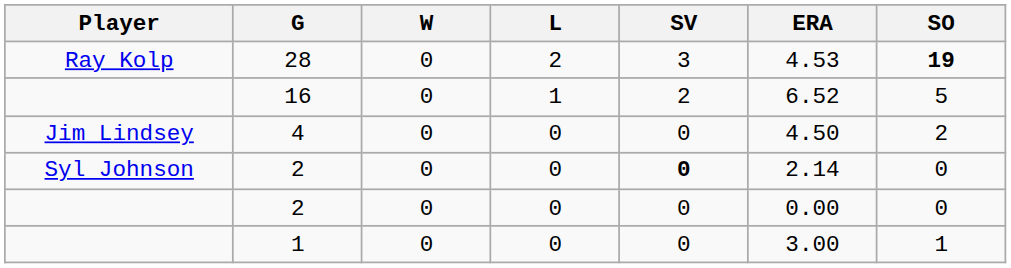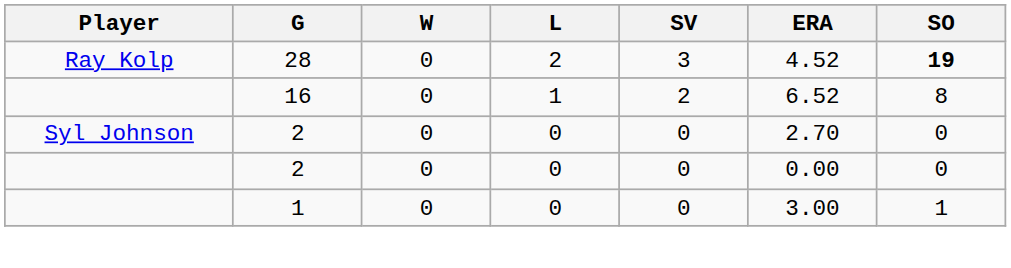(813, 60) 4.53 -> (813, 60) 4.52
(941, 97) 5 -> (941, 97) 8
- row: (119, 134)
(684, 171) bold -> (684, 134) normal
(813, 171) 2.14 -> (813, 134) 2.70
